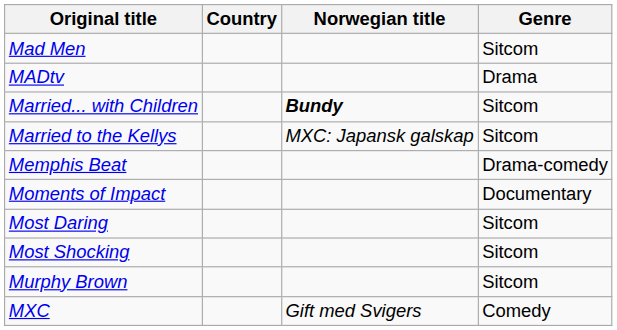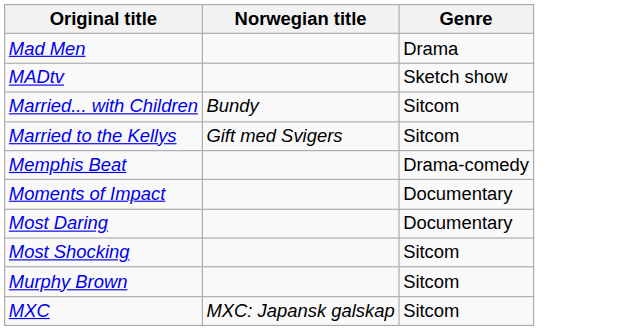- column: (242, 19)
(510, 48) Sitcom -> (431, 48) Drama
(510, 77) Drama -> (455, 77) Sketch show
(314, 106) bold -> (233, 106) normal
(380, 135) MXC: Japansk galskap -> (274, 135) Gift med Svigers
(510, 223) Sitcom -> (458, 223) Documentary
(353, 310) Gift med Svigers -> (301, 310) MXC: Japansk galskap
(516, 310) Comedy -> (431, 310) Sitcom
